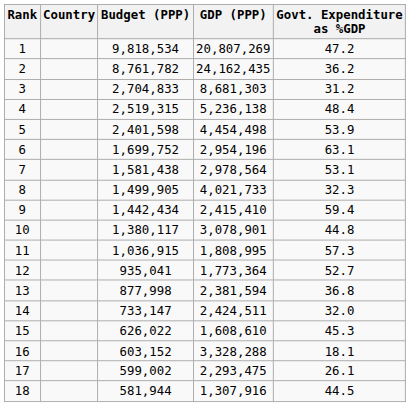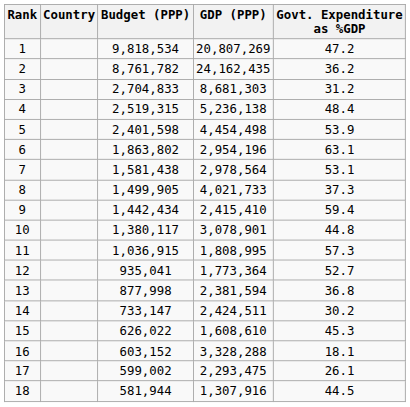(146, 150) 1,699,752 -> (146, 150) 1,863,802
(340, 190) 32.3 -> (340, 190) 37.3
(340, 311) 32.0 -> (340, 311) 30.2
